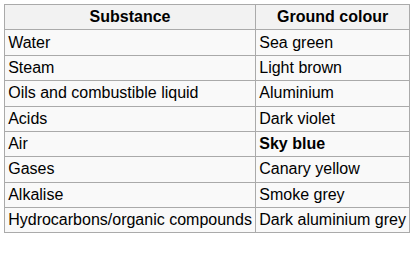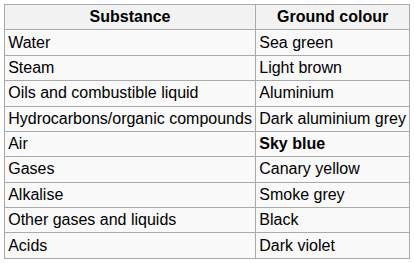rows swapped: (28, 118) <-> (130, 220)
+ row: (92, 220)
